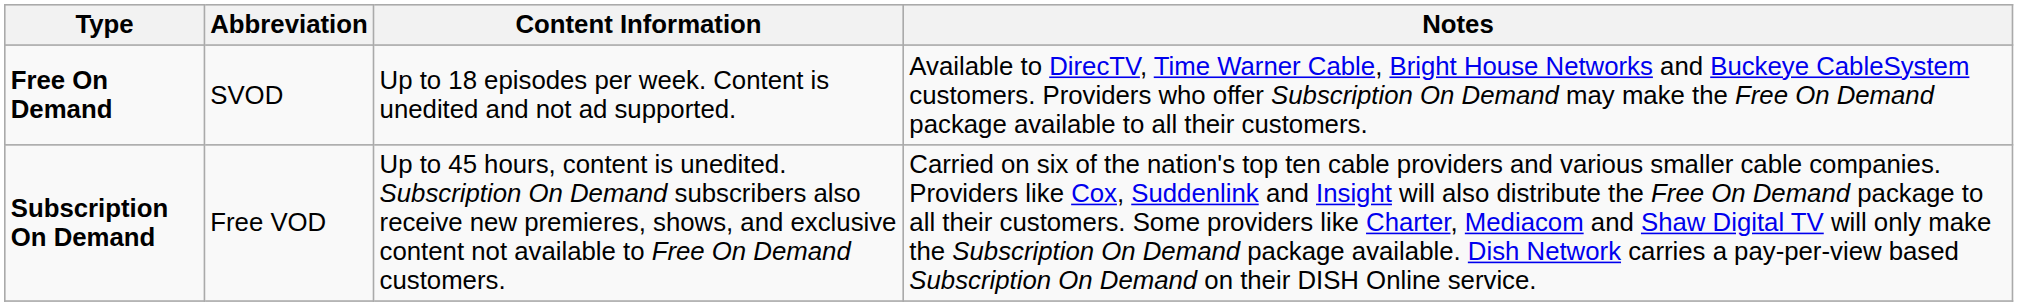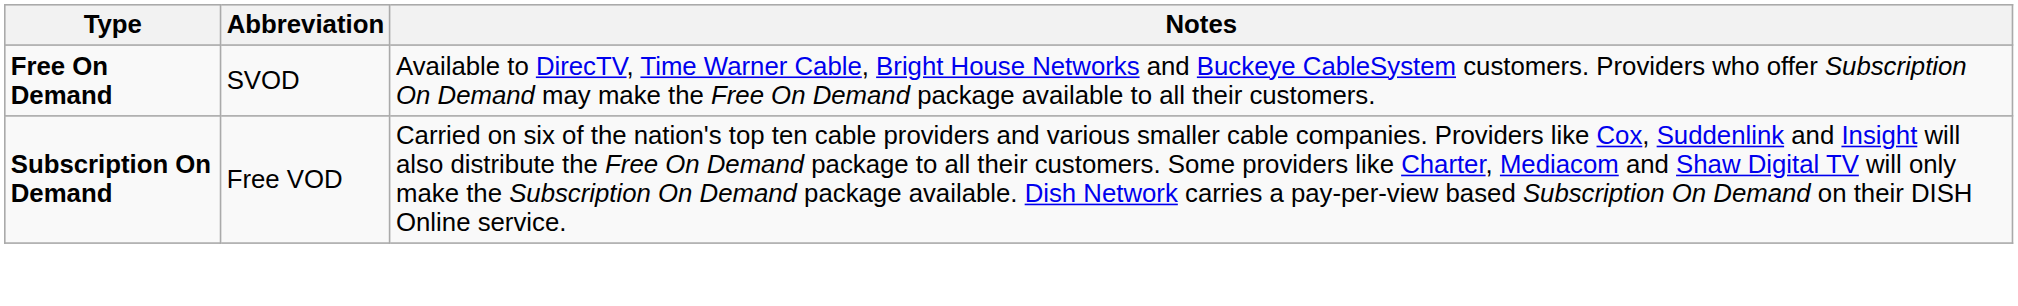- column: (639, 24)
